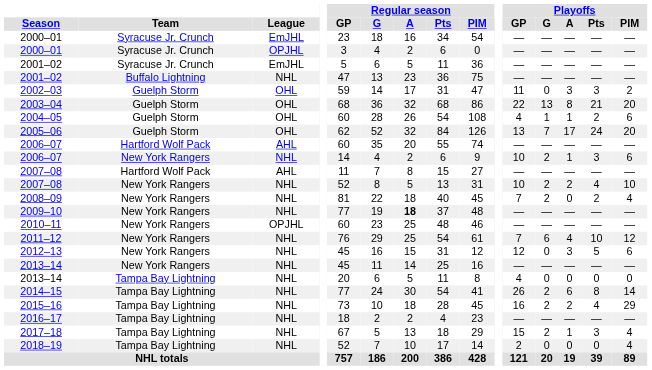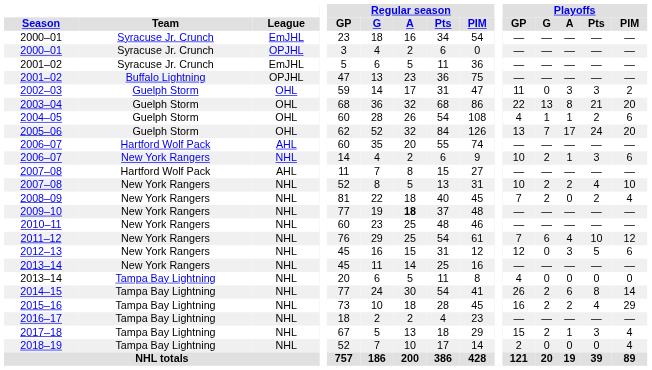(286, 77) NHL -> (286, 77) OPJHL
(286, 225) OPJHL -> (286, 225) NHL
